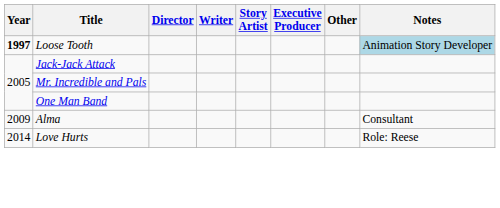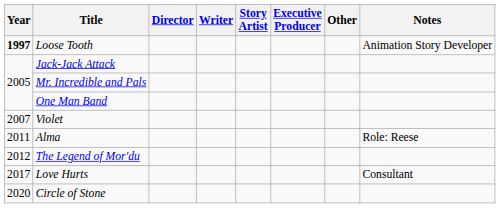(427, 45) lightblue background -> (427, 45) no background
+ row: (49, 119)
(19, 119) 2009 -> (19, 138) 2011
(388, 119) Consultant -> (390, 138) Role: Reese
+ row: (88, 156)
(19, 138) 2014 -> (19, 175) 2017
(390, 138) Role: Reese -> (388, 175) Consultant
+ row: (71, 193)
